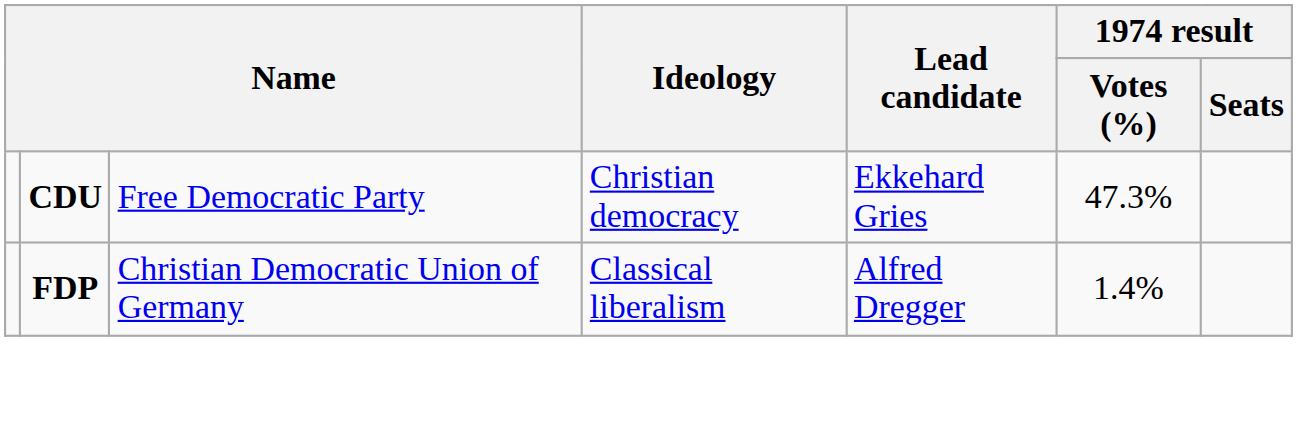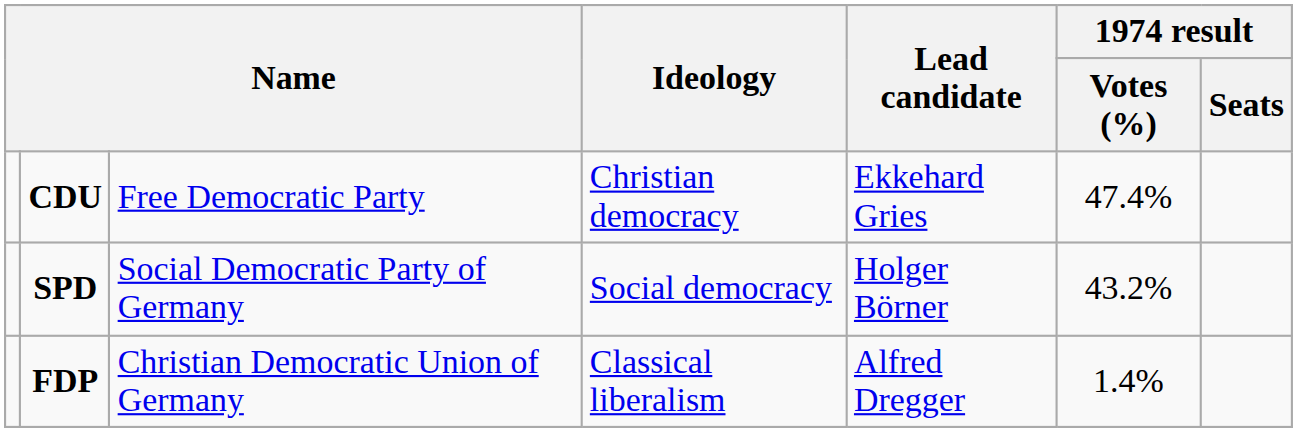(1128, 196) 47.3% -> (1128, 196) 47.4%
+ row: (65, 288)
